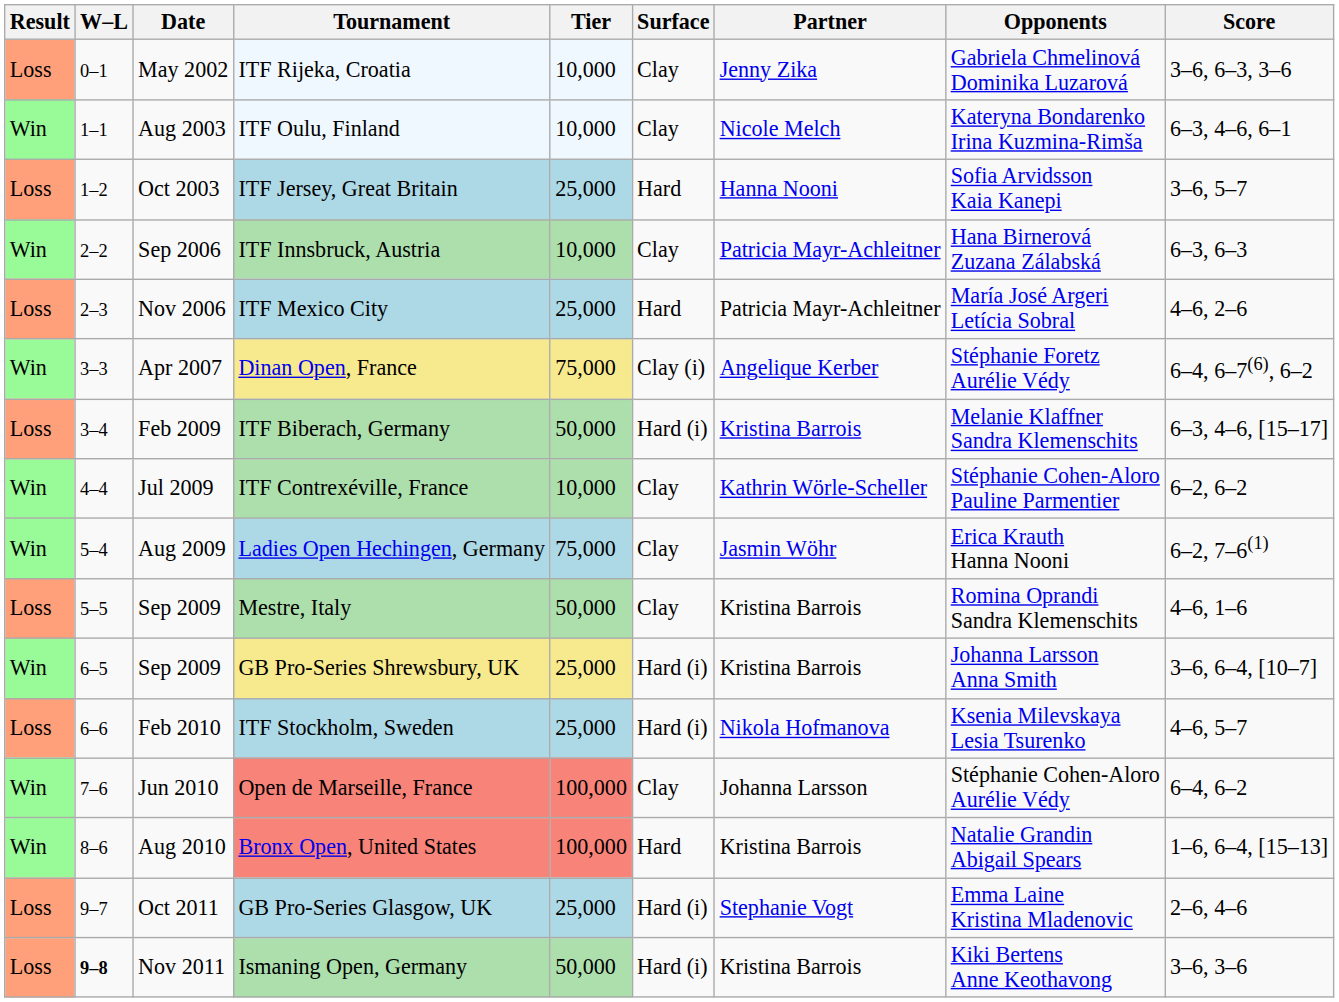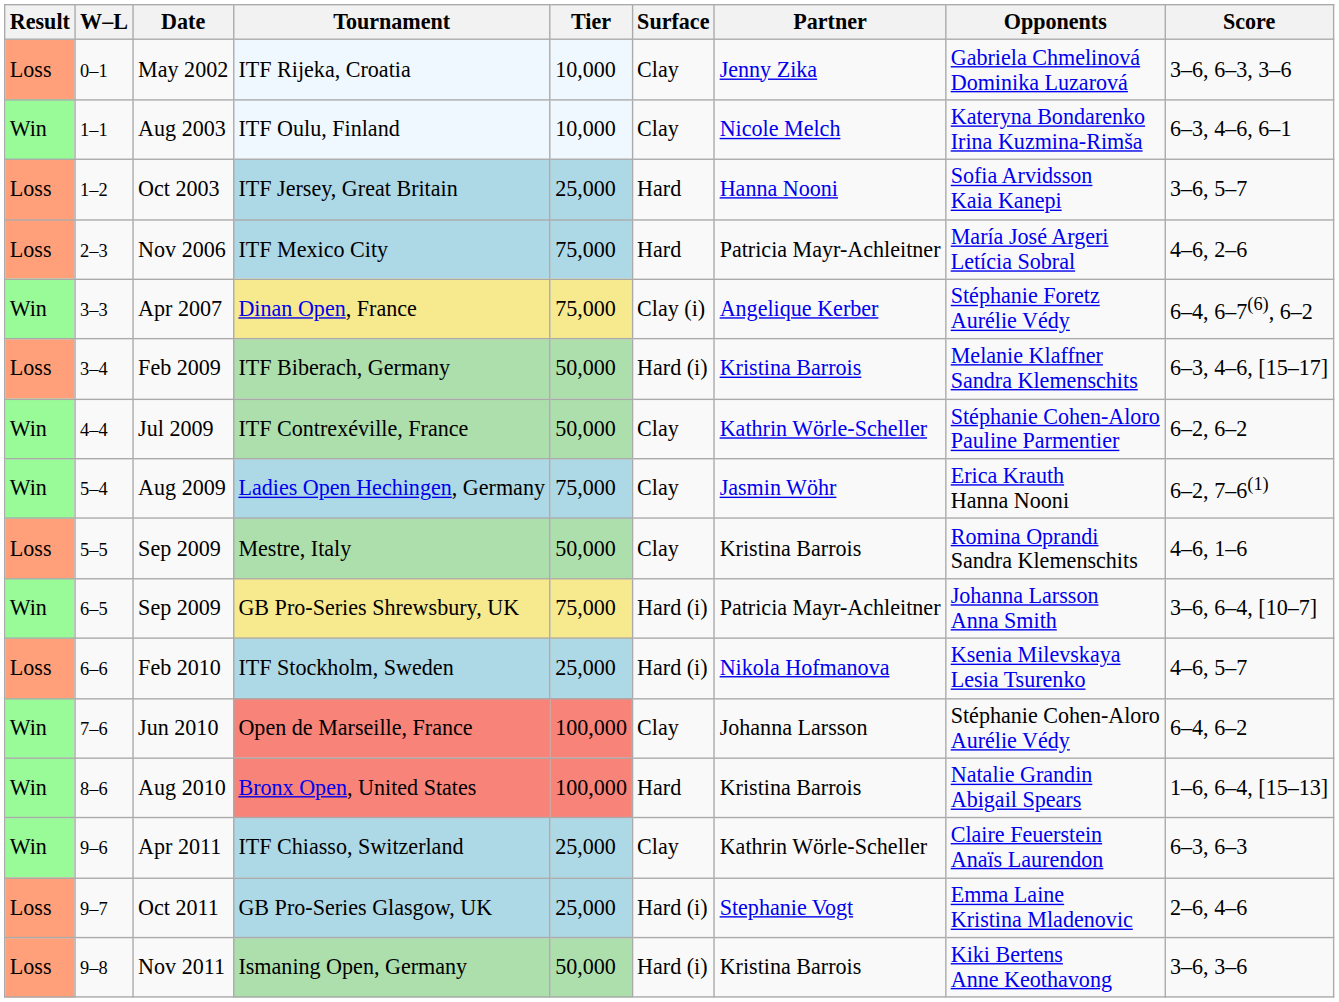- row: (339, 249)
(586, 308) 25,000 -> (586, 249) 75,000
(586, 488) 10,000 -> (586, 428) 50,000
(586, 668) 25,000 -> (586, 608) 75,000
(790, 668) Kristina Barrois -> (830, 608) Patricia Mayr-Achleitner
+ row: (351, 847)
(94, 967) bold -> (94, 968) normal
